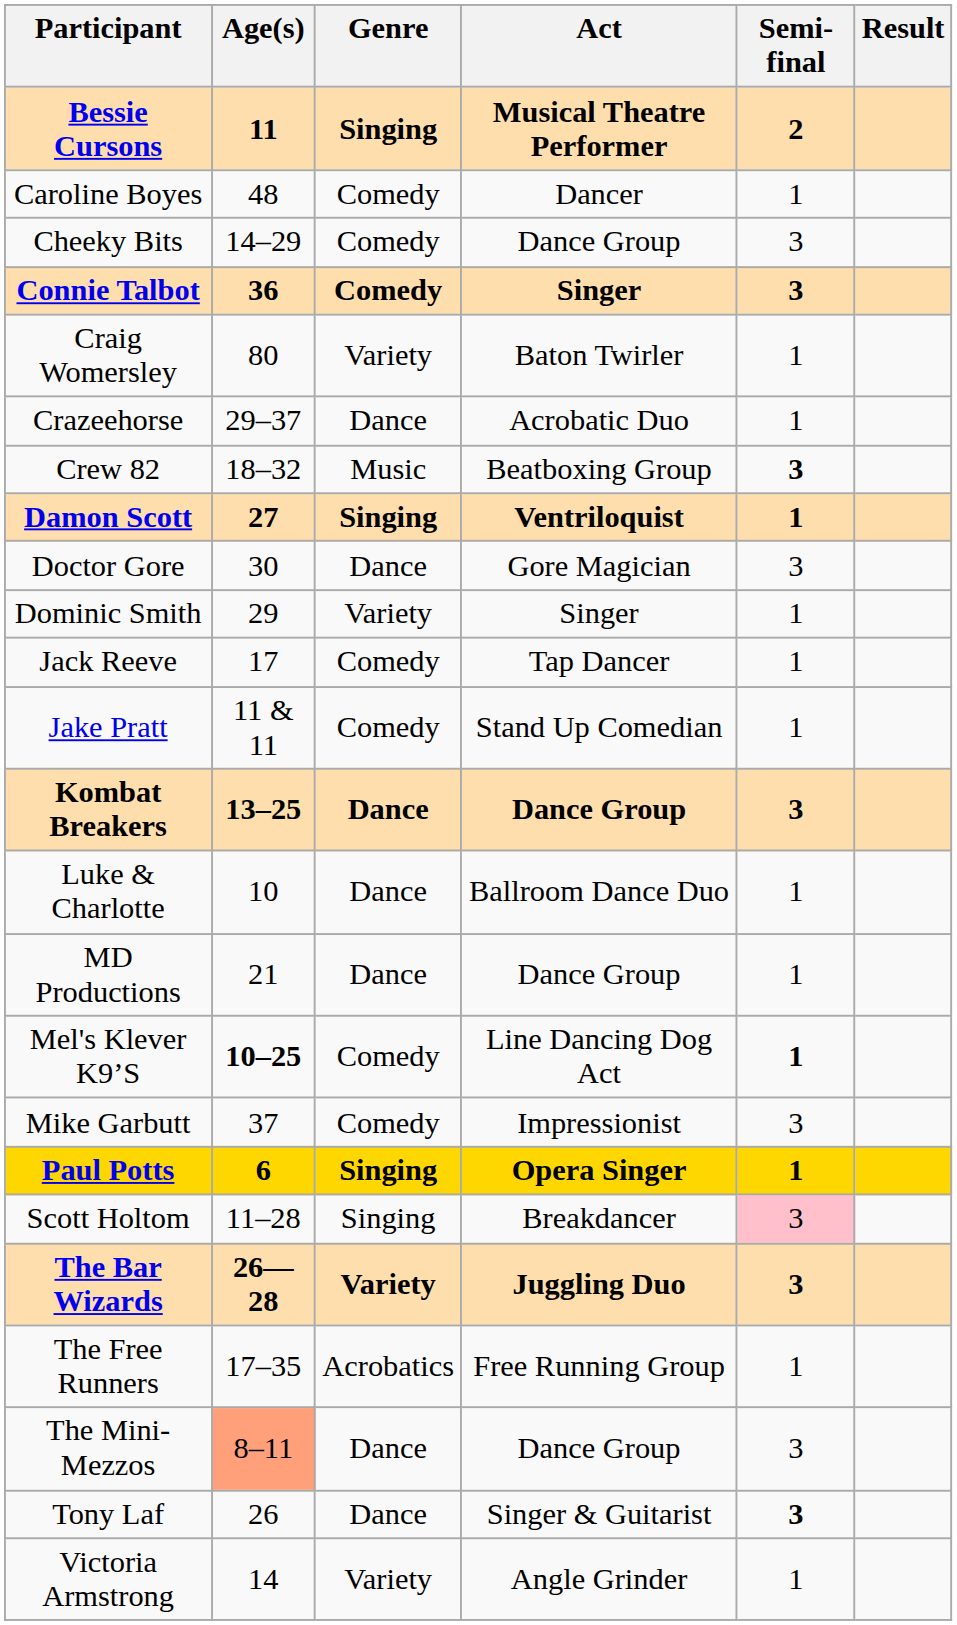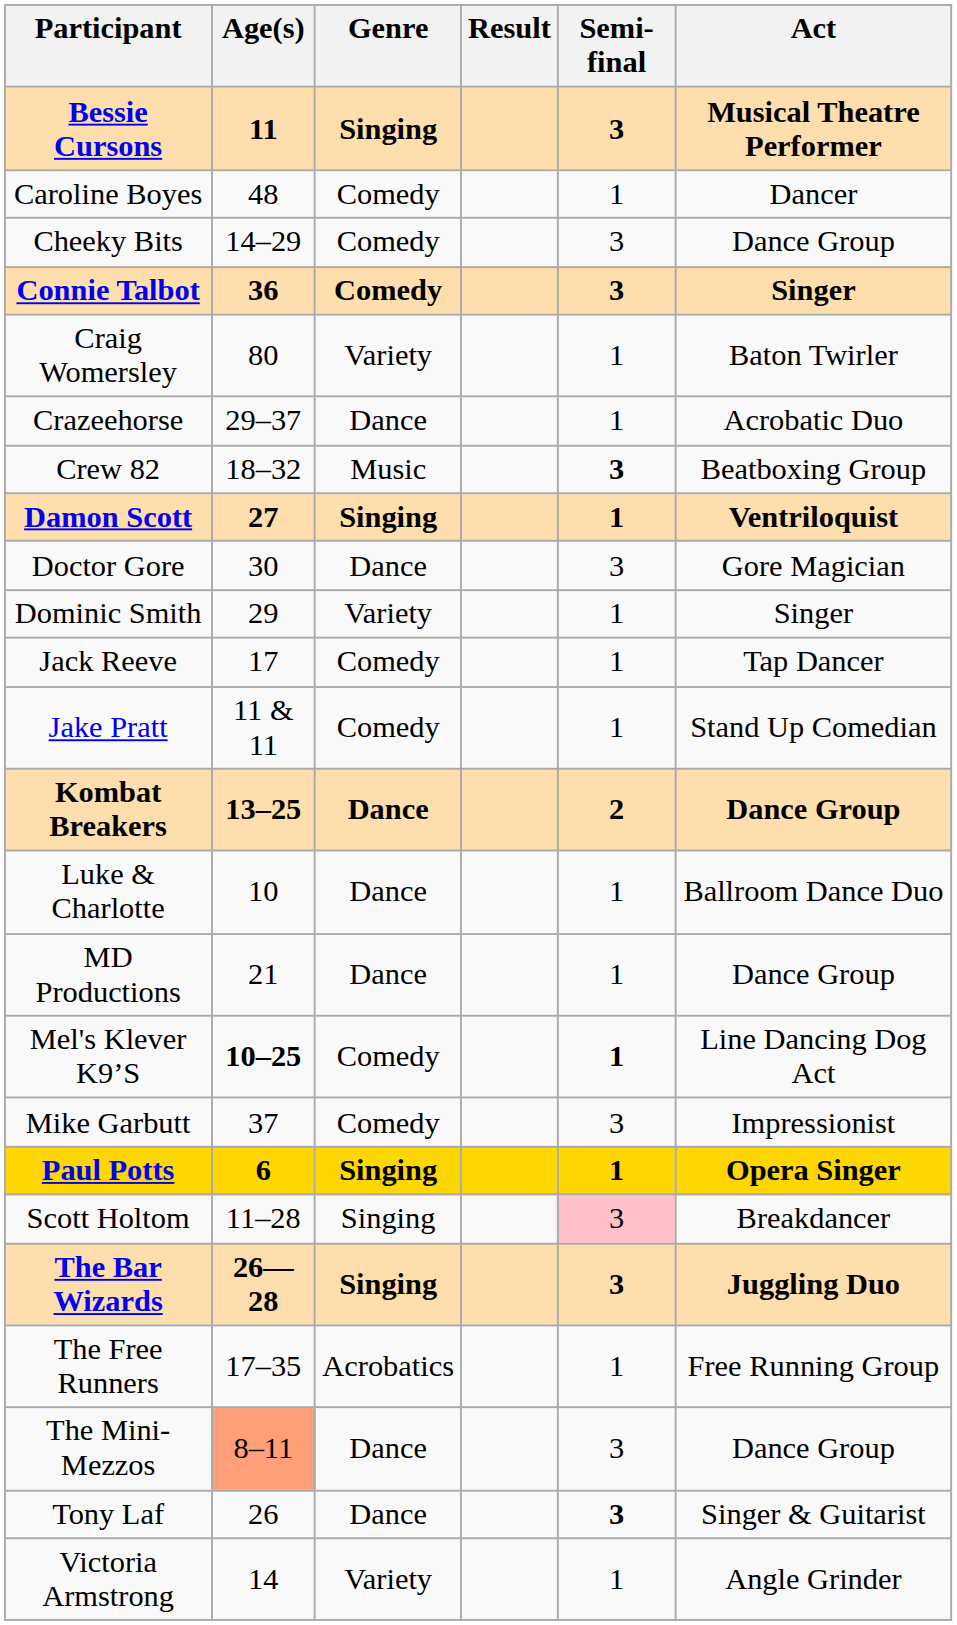columns swapped: (599, 28) <-> (903, 28)
(796, 128) 2 -> (617, 128) 3
(796, 809) 3 -> (617, 809) 2
(388, 1283) Variety -> (388, 1283) Singing
